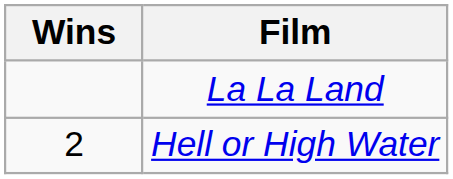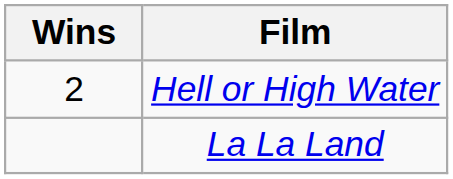rows swapped: (295, 88) <-> (295, 144)
